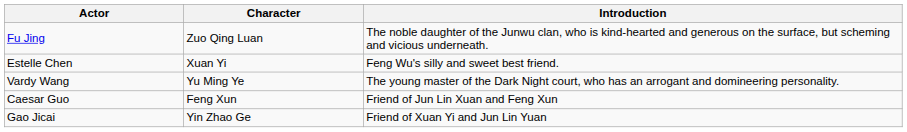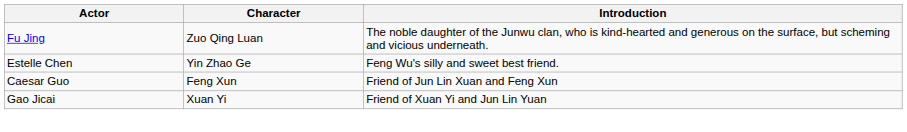(206, 63) Xuan Yi -> (219, 63) Yin Zhao Ge
- row: (38, 81)
(219, 117) Yin Zhao Ge -> (206, 99) Xuan Yi
